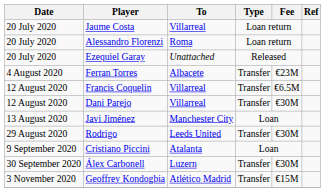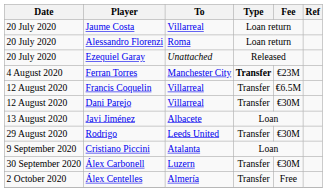(187, 73) Albacete -> (199, 73) Manchester City
(254, 73) normal -> (254, 73) bold
(201, 118) Manchester City -> (185, 118) Albacete
+ row: (114, 179)
- row: (125, 179)
